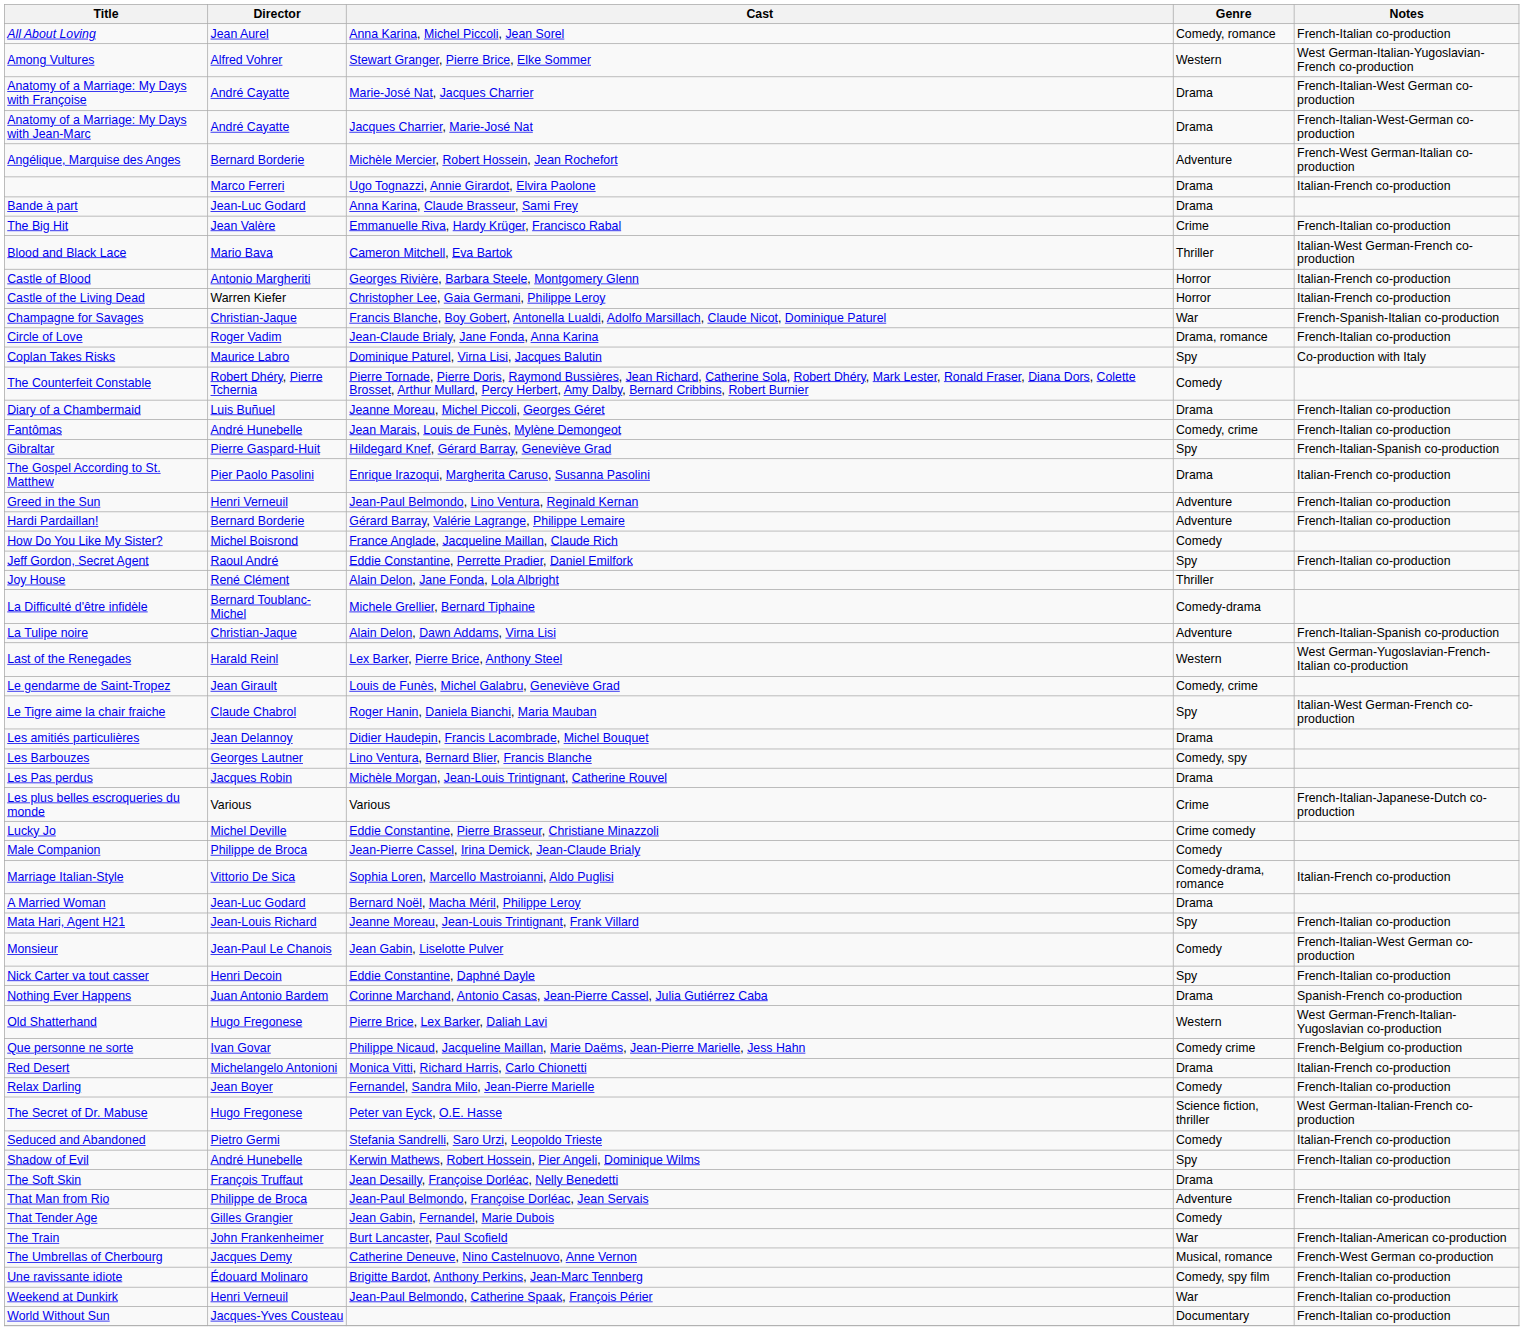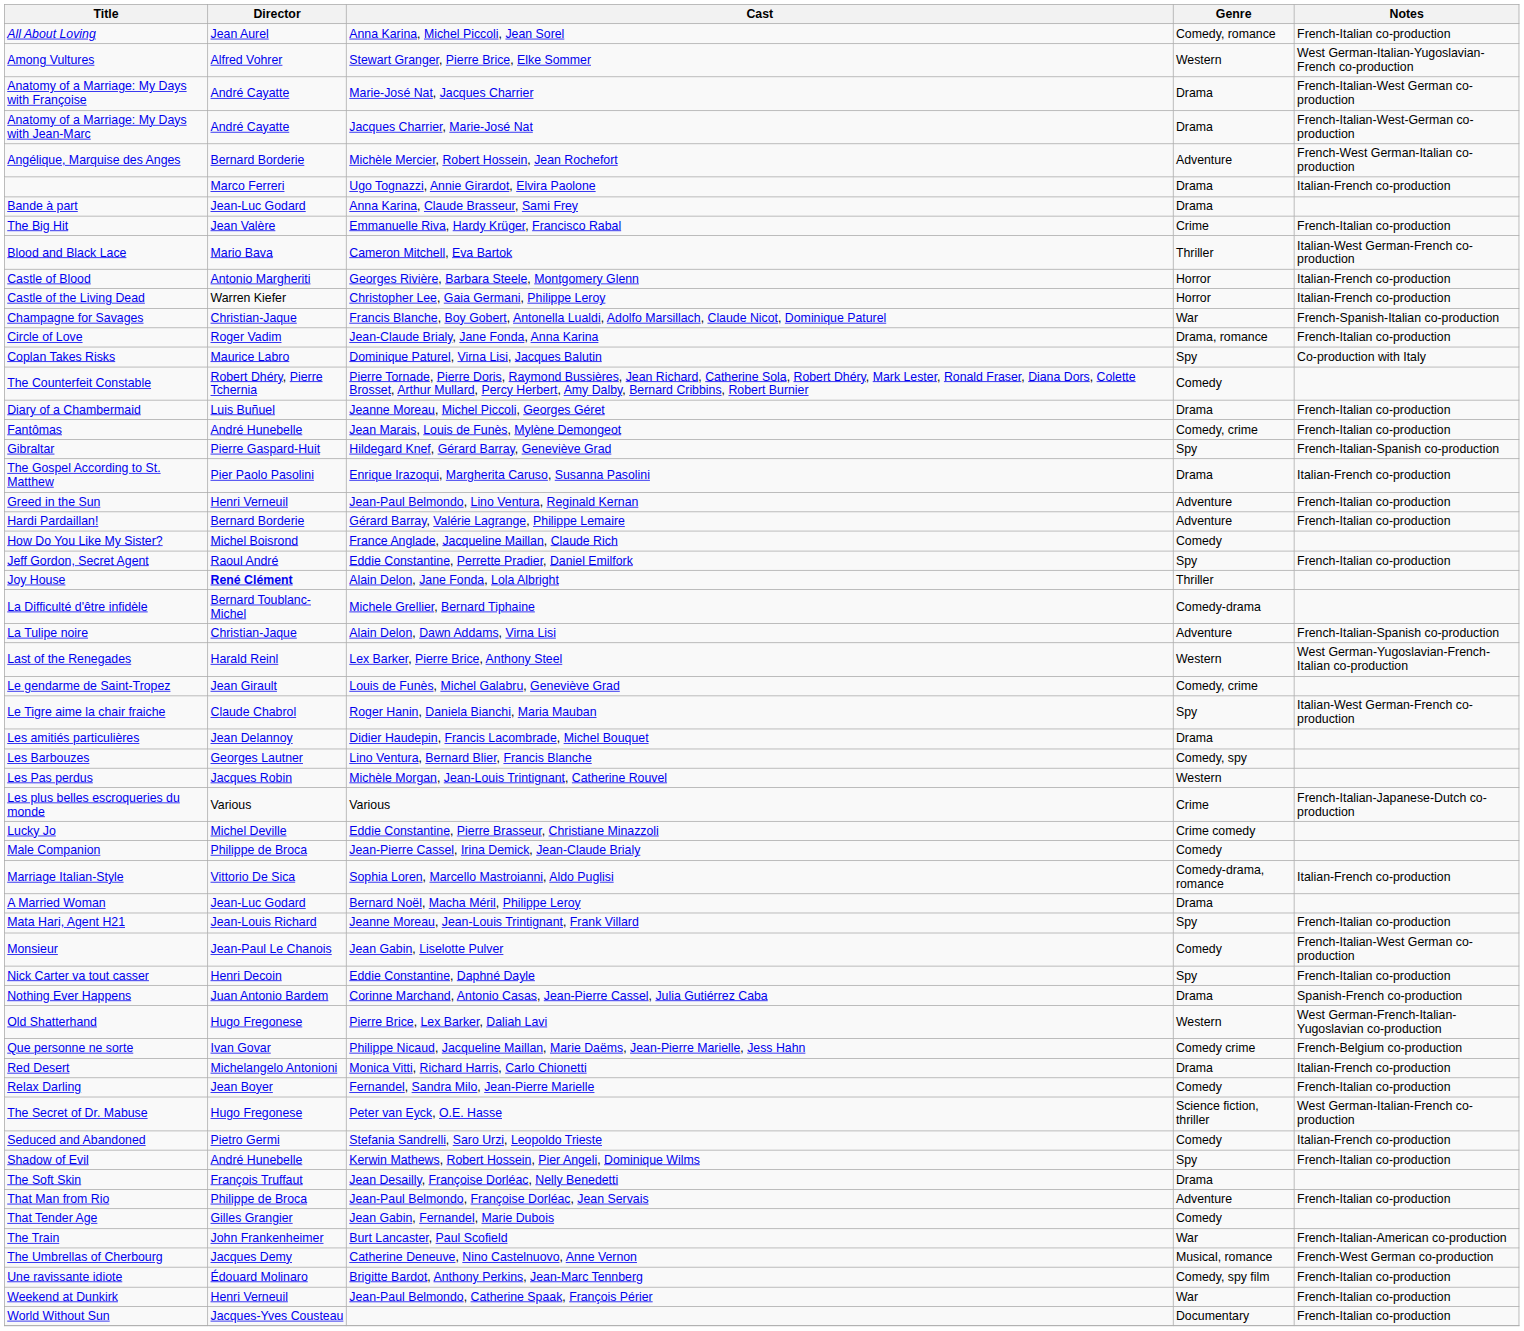(250, 580) normal -> (252, 580) bold
(1194, 778) Drama -> (1199, 778) Western
